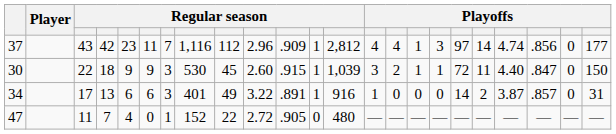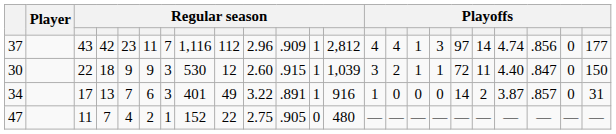(229, 70) 45 -> (229, 70) 12
(129, 93) 6 -> (129, 93) 7
(150, 117) 0 -> (150, 117) 2
(260, 117) 2.72 -> (260, 117) 2.75
